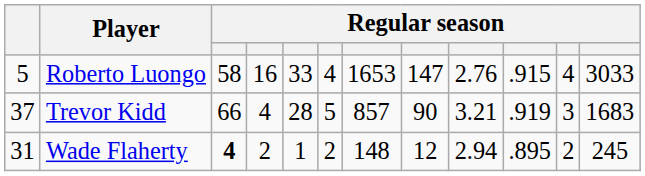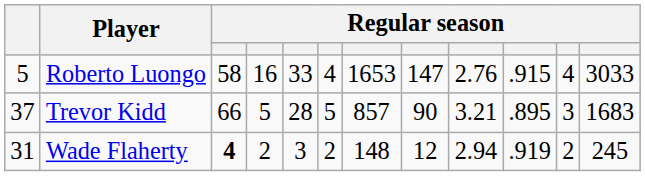(265, 112) 4 -> (265, 112) 5
(530, 112) .919 -> (530, 112) .895
(300, 150) 1 -> (300, 150) 3
(530, 150) .895 -> (530, 150) .919
